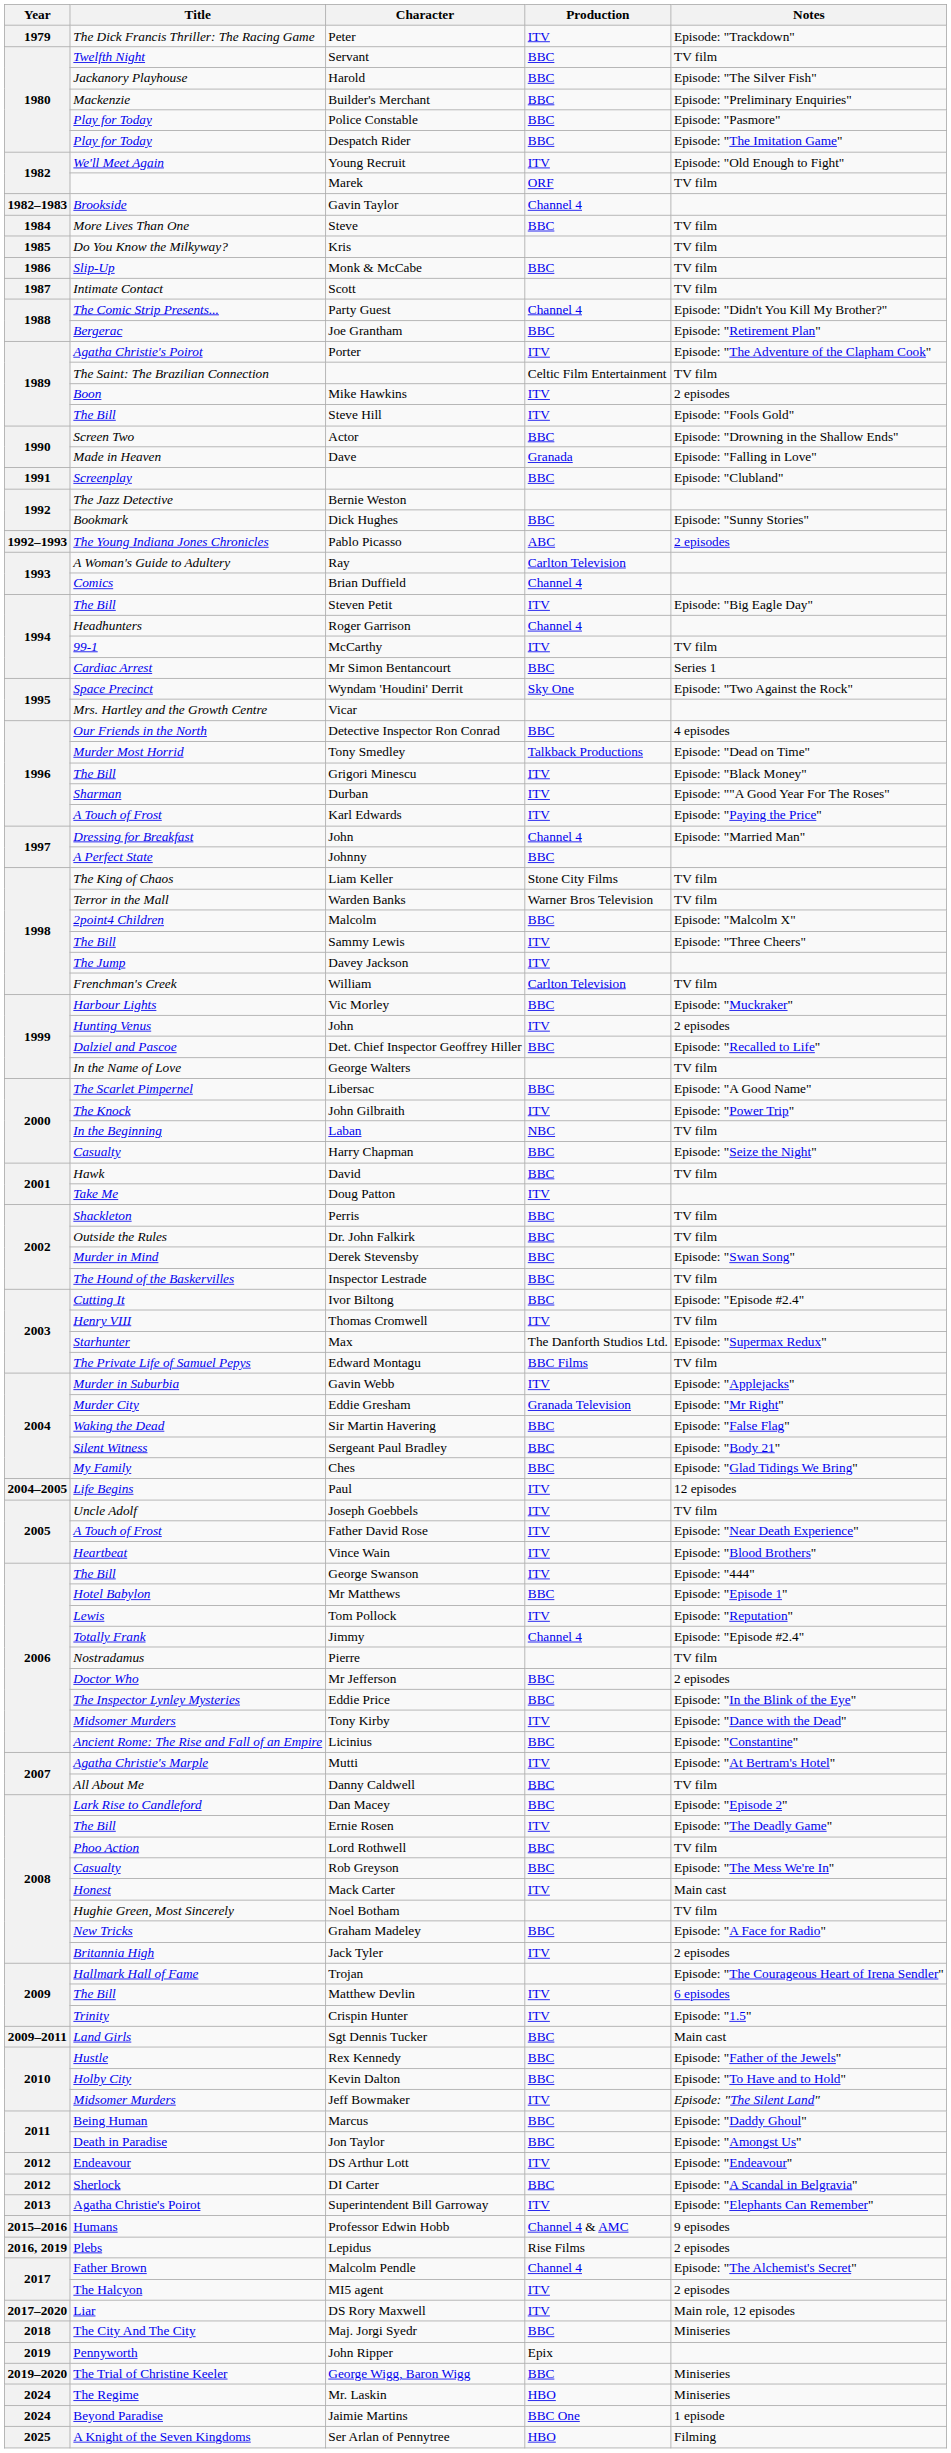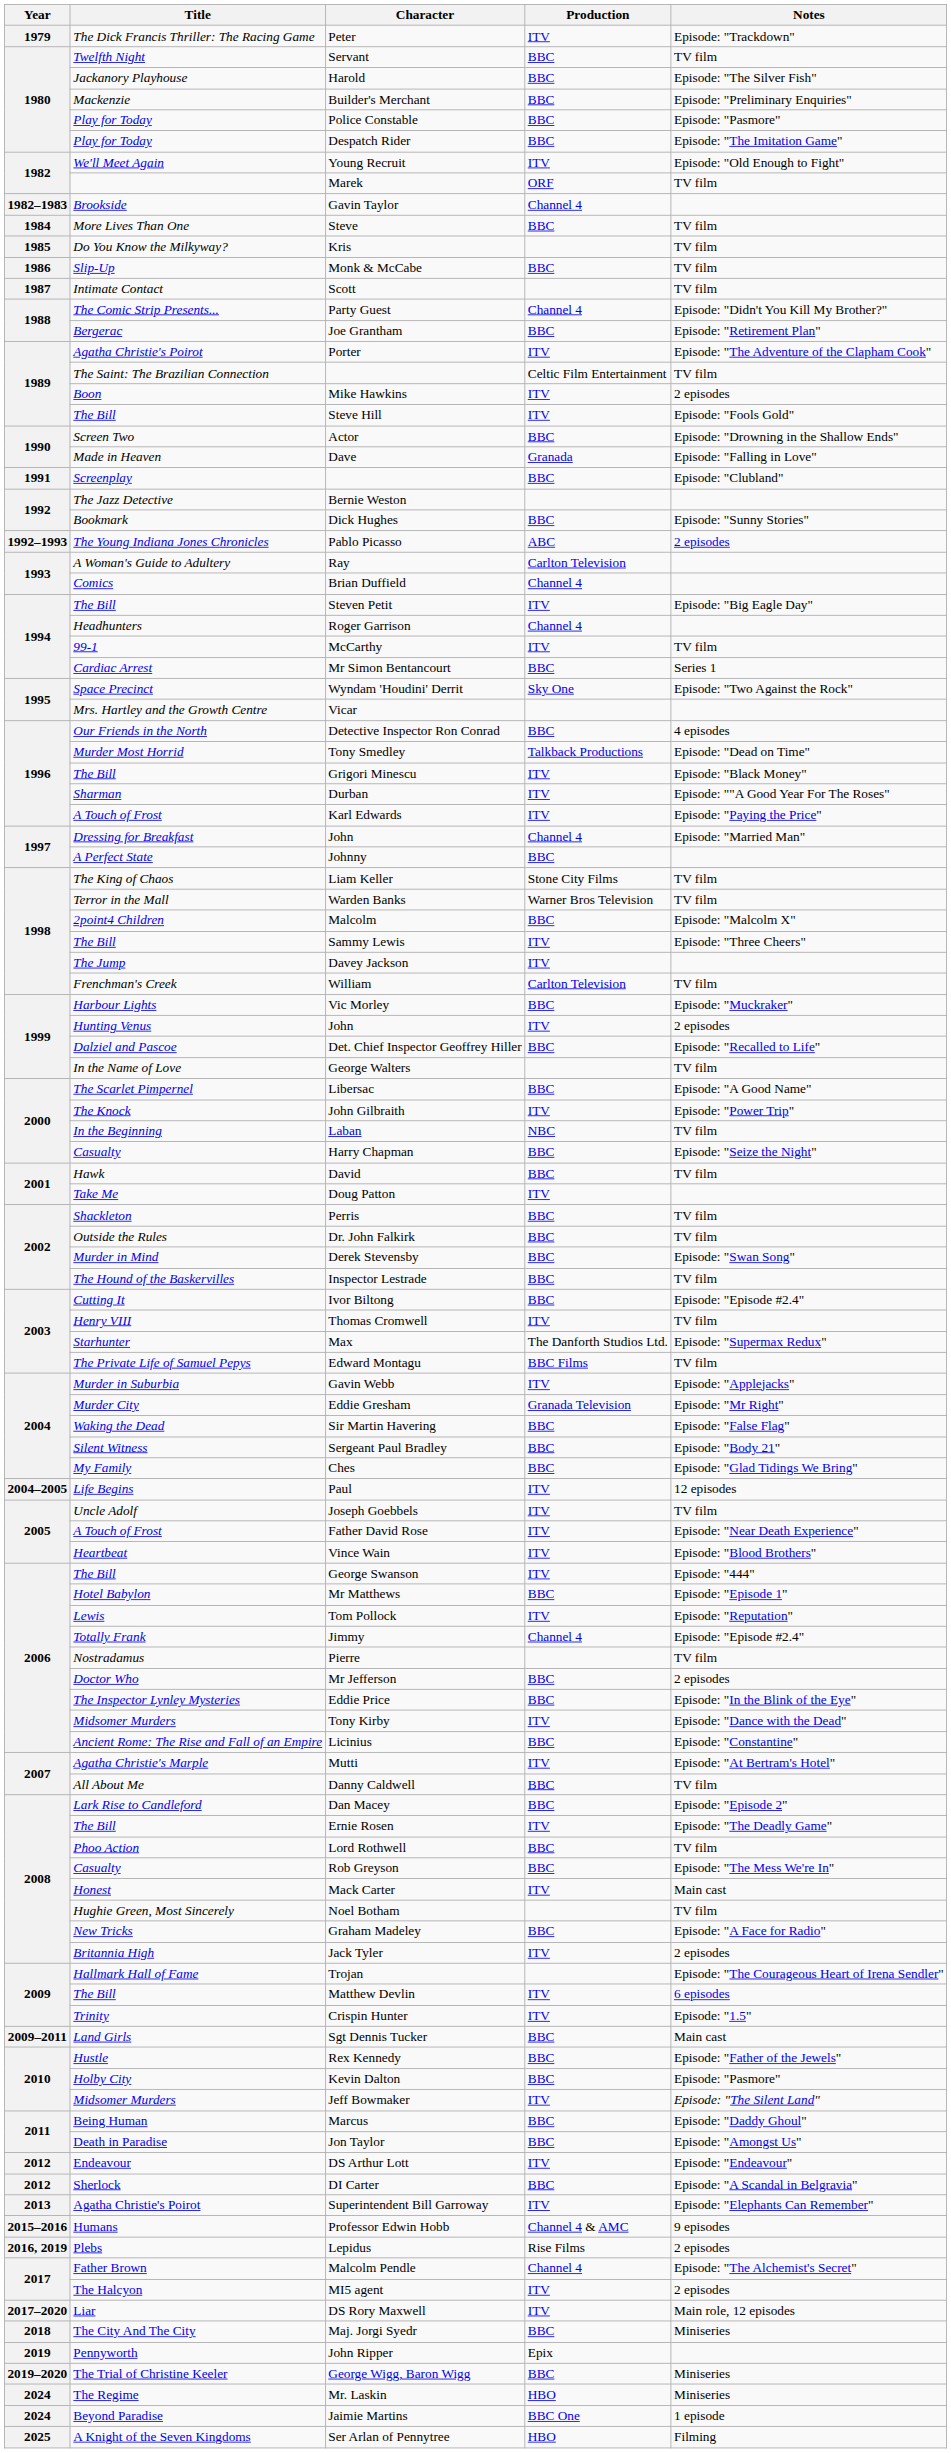(760, 2079) Episode: "To Have and to Hold" -> (727, 2079) Episode: "Pasmore"
